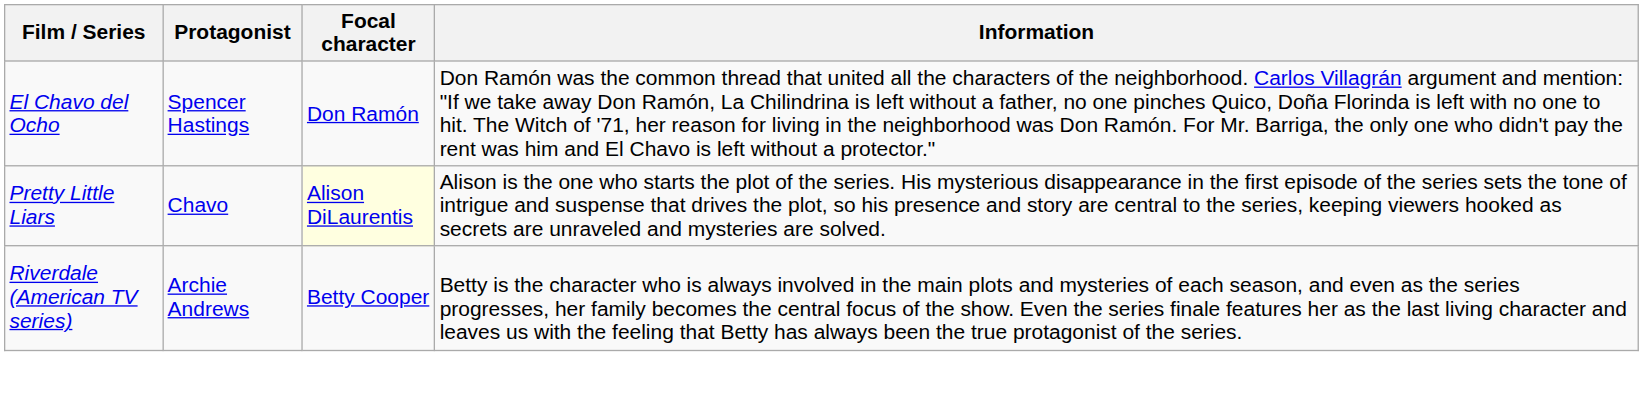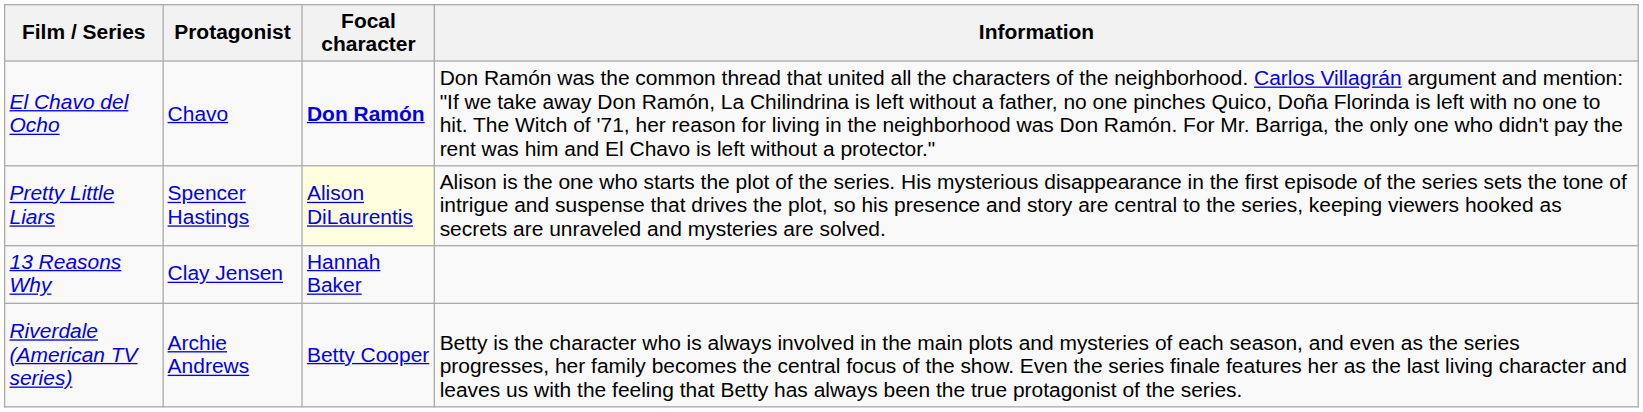(208, 113) Spencer Hastings -> (198, 113) Chavo
(363, 113) normal -> (366, 113) bold
(198, 205) Chavo -> (208, 205) Spencer Hastings
+ row: (65, 274)
